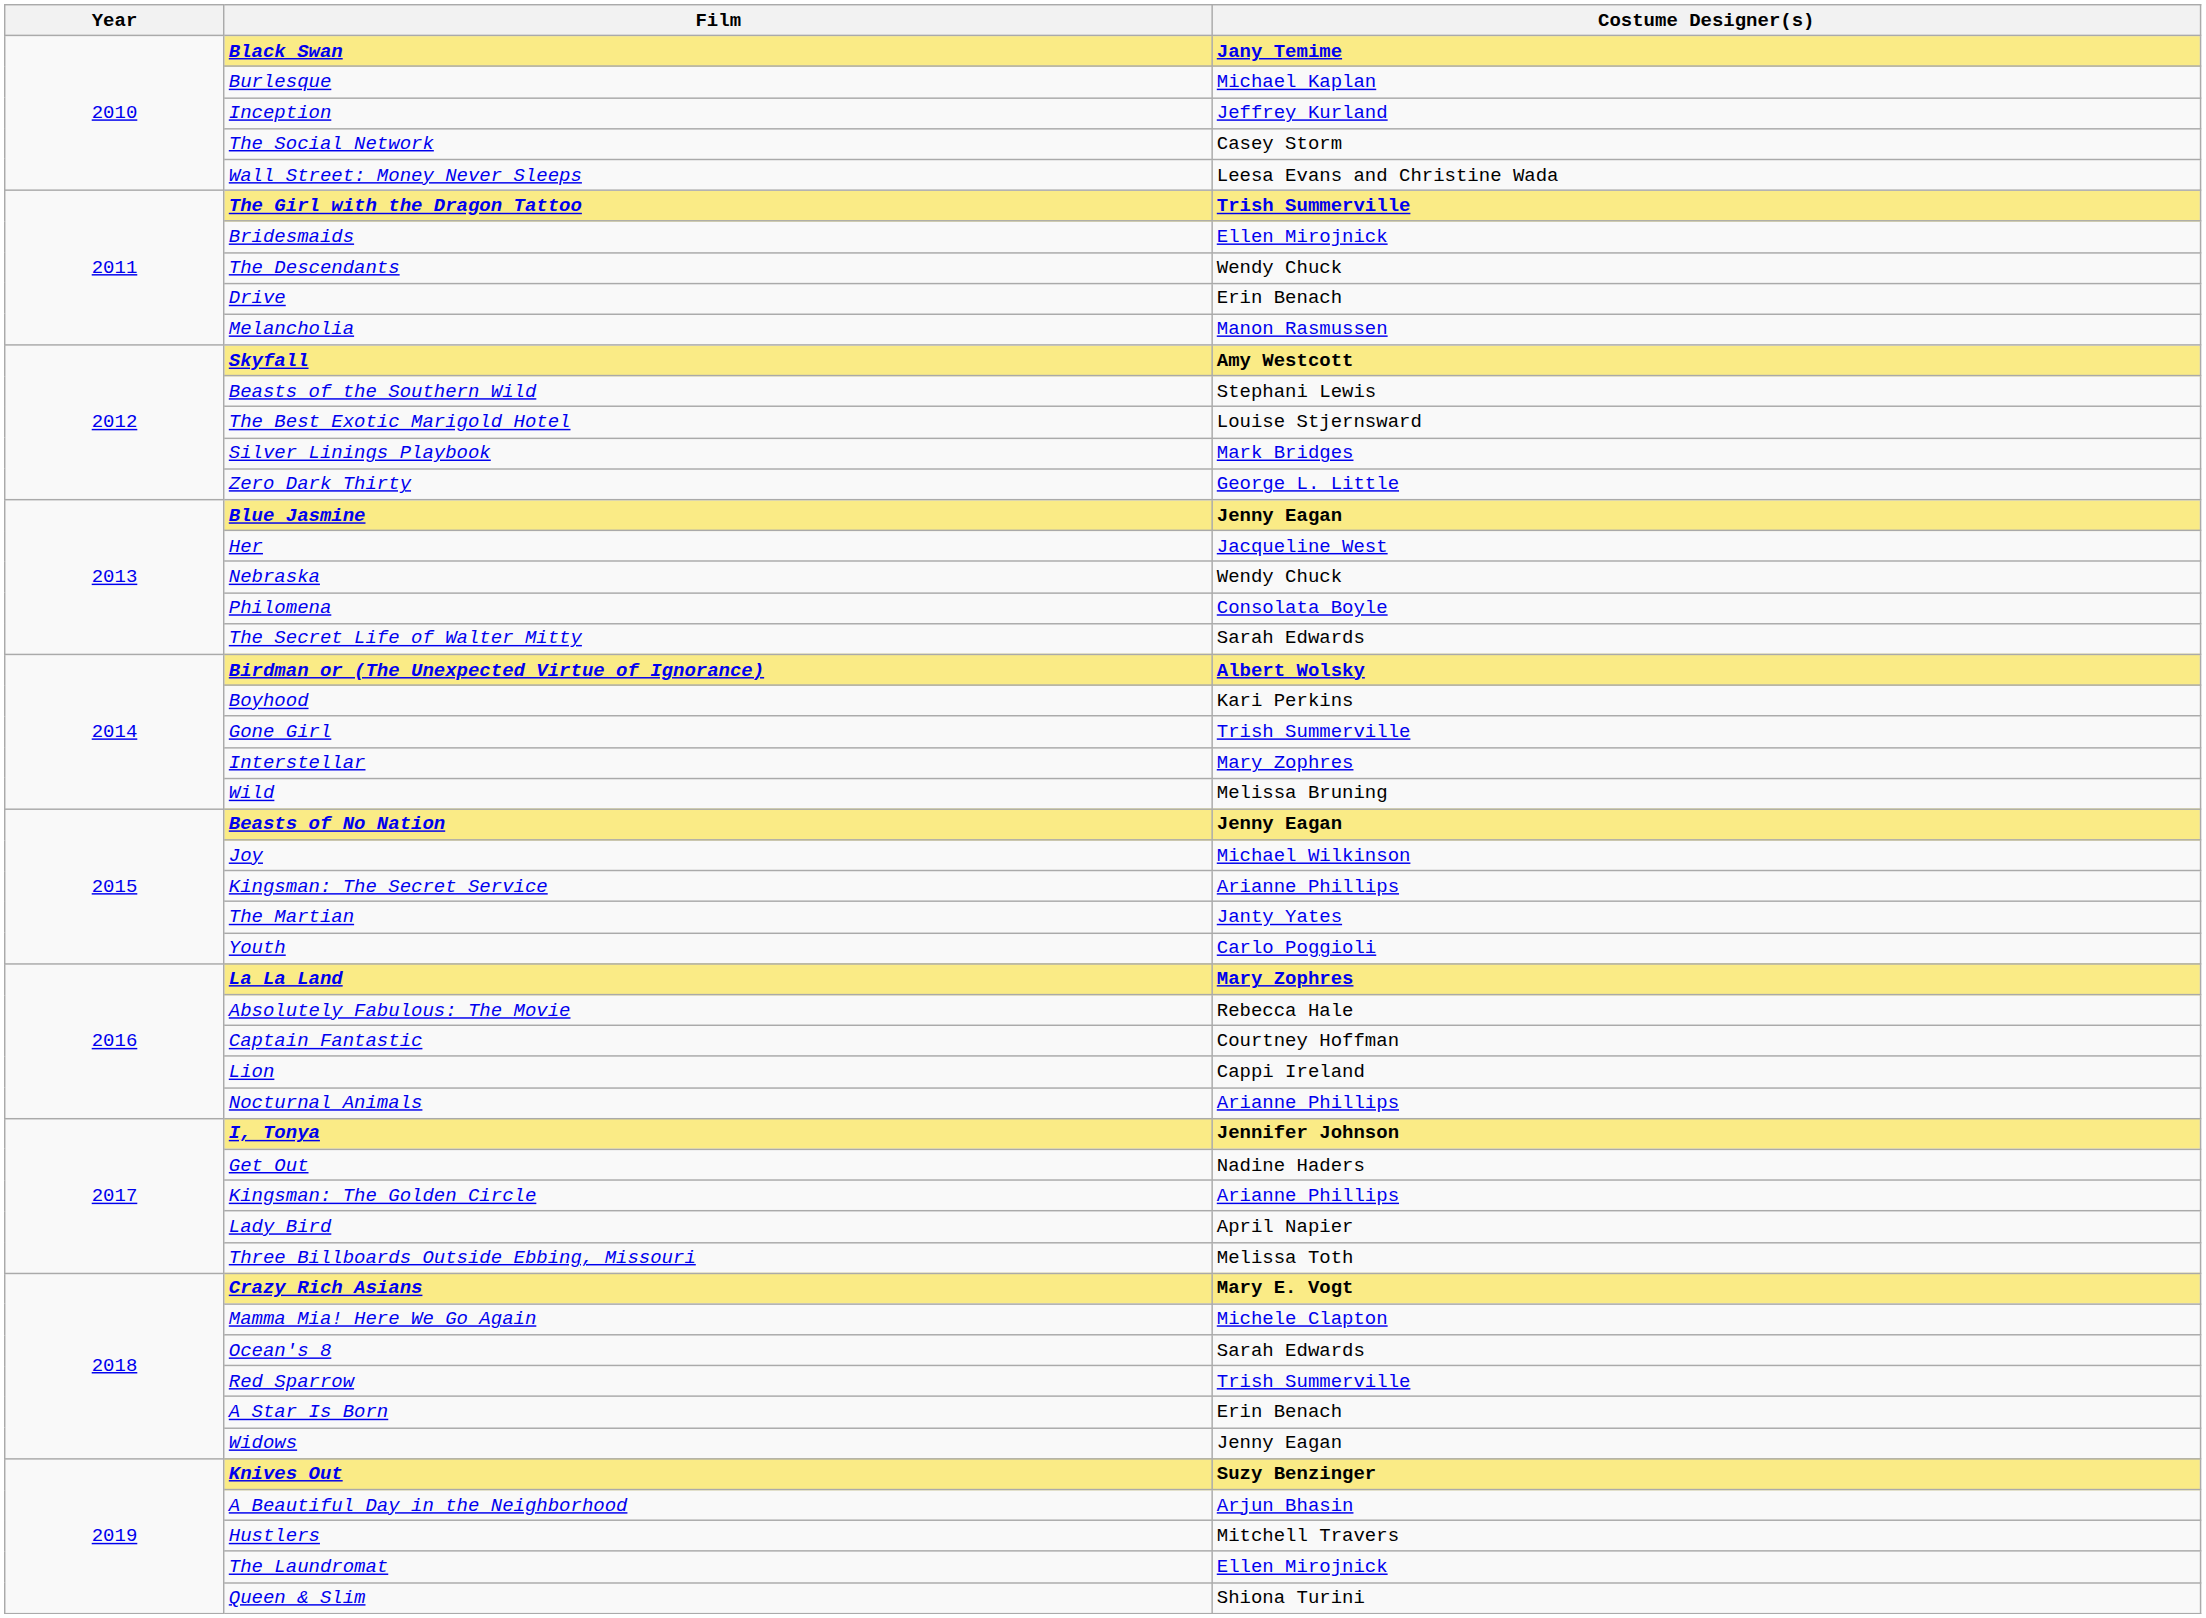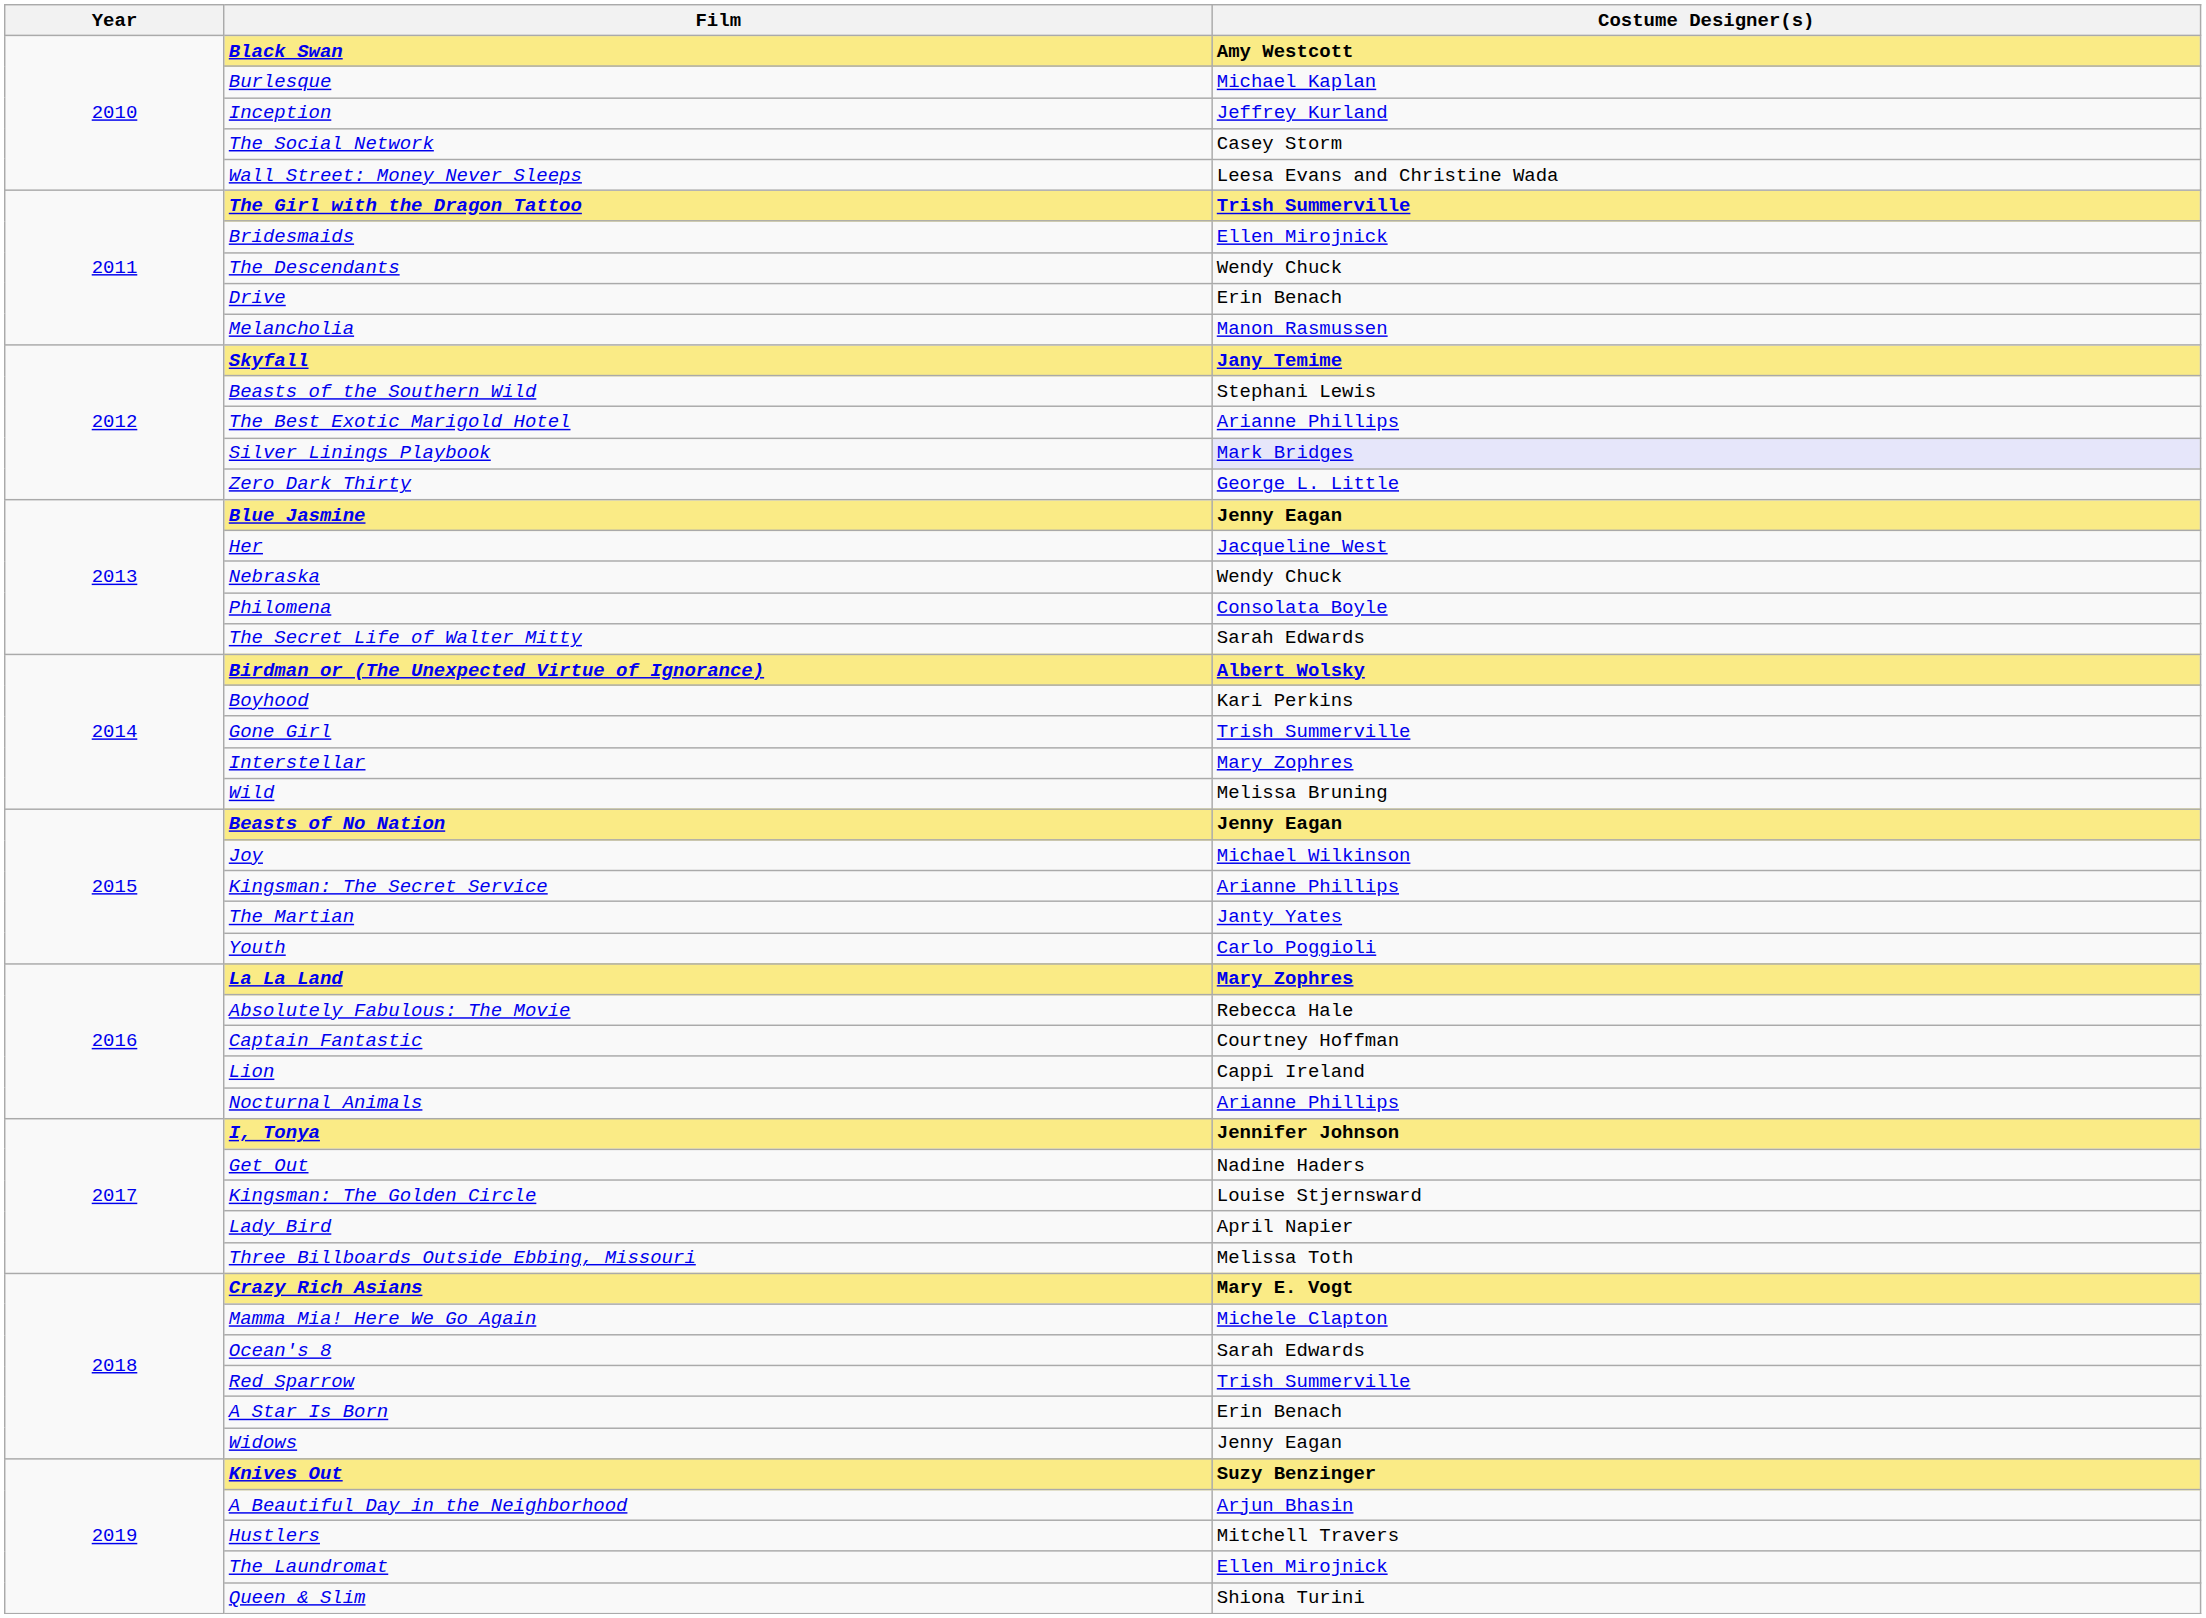(1279, 51) Jany Temime -> (1285, 51) Amy Westcott
(1285, 360) Amy Westcott -> (1279, 360) Jany Temime
(1319, 422) Louise Stjernsward -> (1308, 422) Arianne Phillips
(1285, 453) no background -> (1285, 453) lavender background
(1308, 1196) Arianne Phillips -> (1319, 1196) Louise Stjernsward
